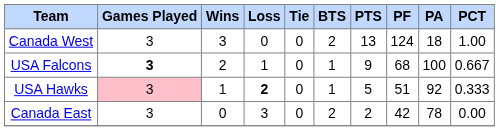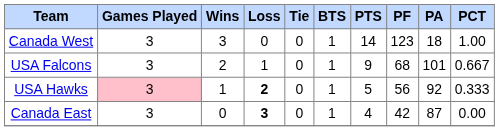(332, 41) 2 -> (332, 41) 1
(368, 41) 13 -> (368, 41) 14
(402, 41) 124 -> (402, 41) 123
(150, 65) bold -> (150, 65) normal
(434, 65) 100 -> (434, 65) 101
(402, 89) 51 -> (402, 89) 56
(264, 114) normal -> (264, 114) bold
(332, 114) 2 -> (332, 114) 1
(368, 114) 2 -> (368, 114) 4
(434, 114) 78 -> (434, 114) 87
